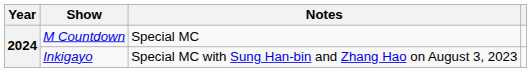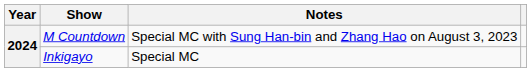(165, 36) Special MC -> (324, 36) Special MC with Sung Han-bin and Zhang Hao on August 3, 2023
(324, 57) Special MC with Sung Han-bin and Zhang Hao on August 3, 2023 -> (165, 57) Special MC
